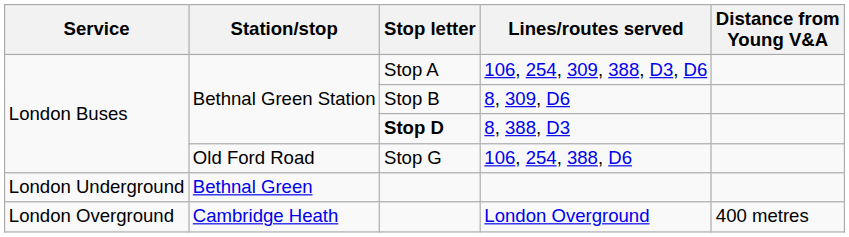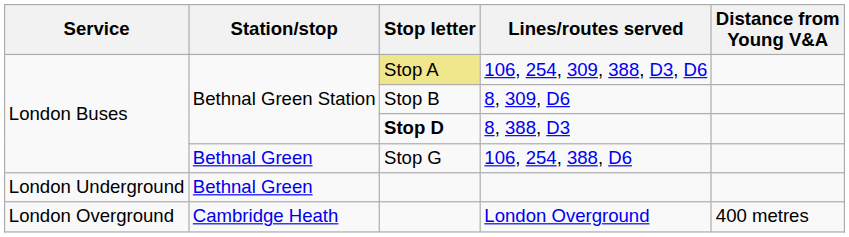(411, 69) no background -> (411, 69) khaki background
(254, 157) Old Ford Road -> (253, 157) Bethnal Green
